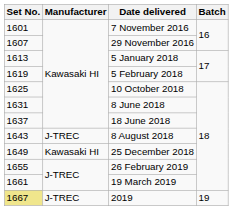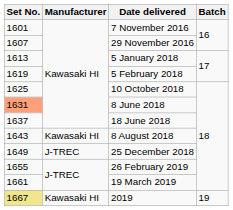(17, 105) no background -> (17, 105) lightsalmon background
(62, 136) J-TREC -> (72, 136) Kawasaki HI
(72, 151) Kawasaki HI -> (62, 151) J-TREC
(62, 197) J-TREC -> (72, 197) Kawasaki HI
